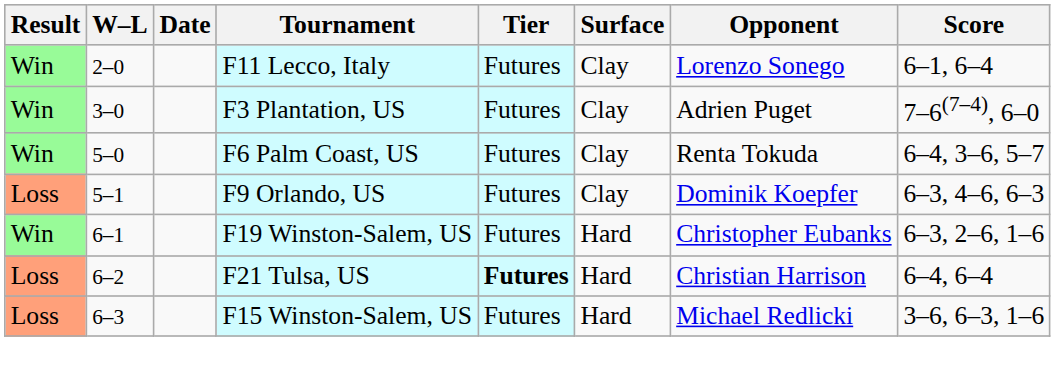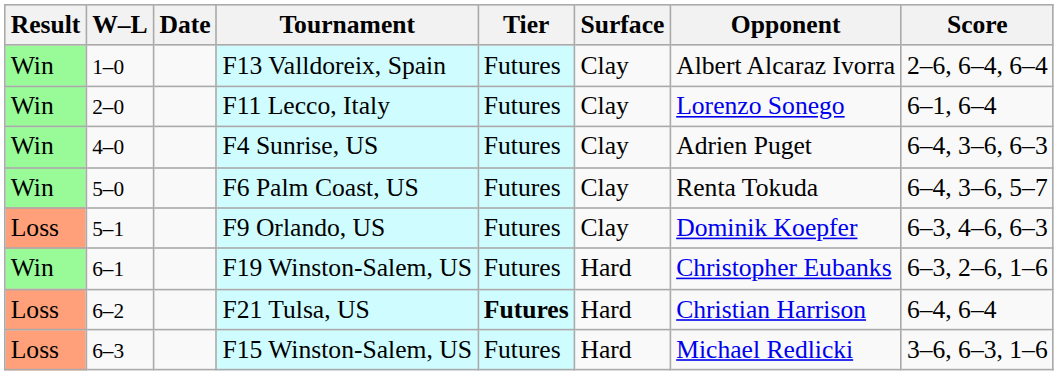+ row: (334, 65)
- row: (314, 109)
+ row: (300, 146)
